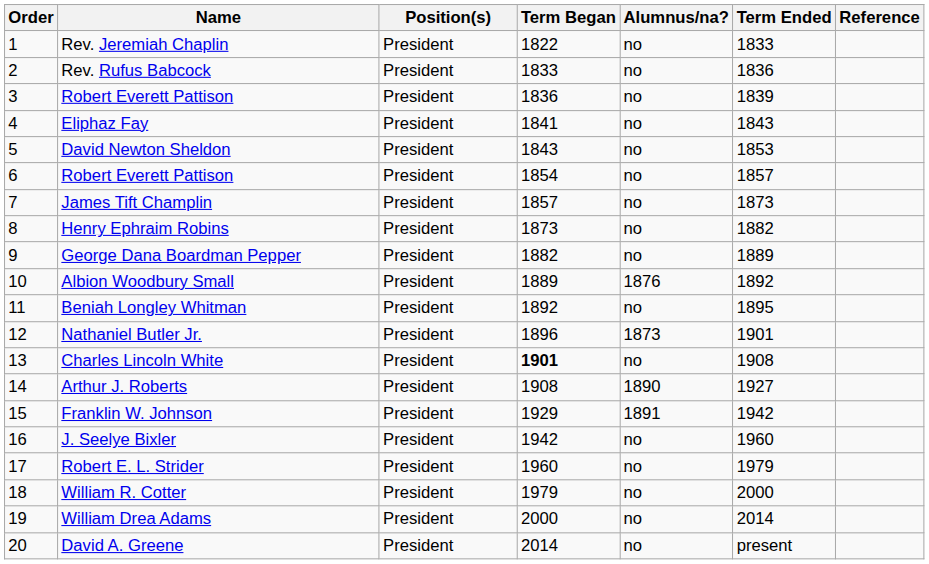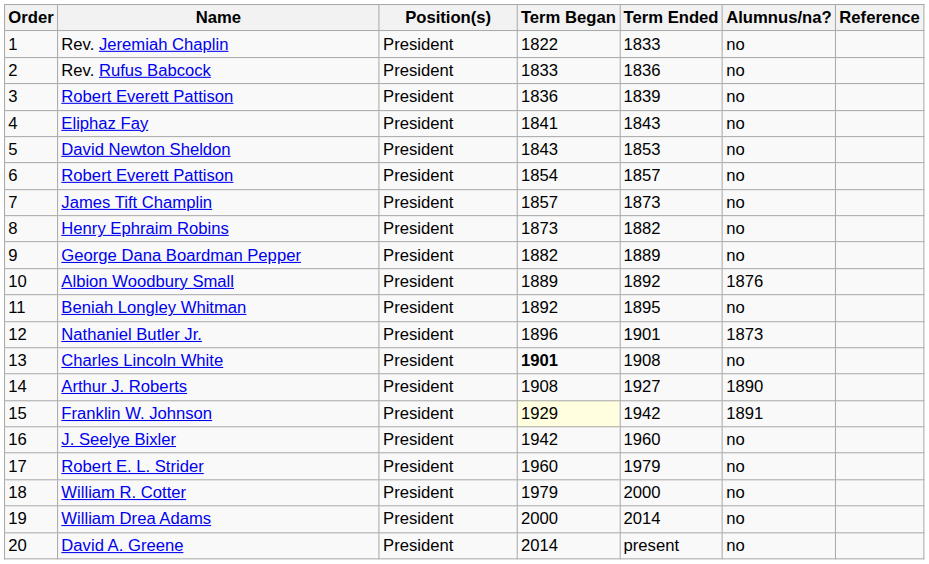columns swapped: (784, 17) <-> (676, 17)
(539, 413) no background -> (539, 413) lightyellow background
